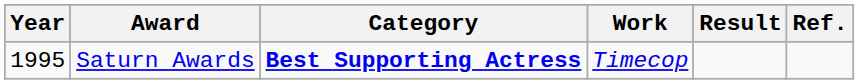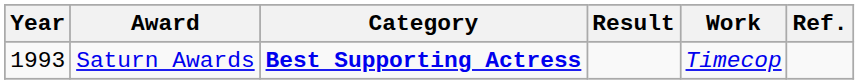columns swapped: (640, 24) <-> (740, 24)
(38, 61) 1995 -> (38, 61) 1993
